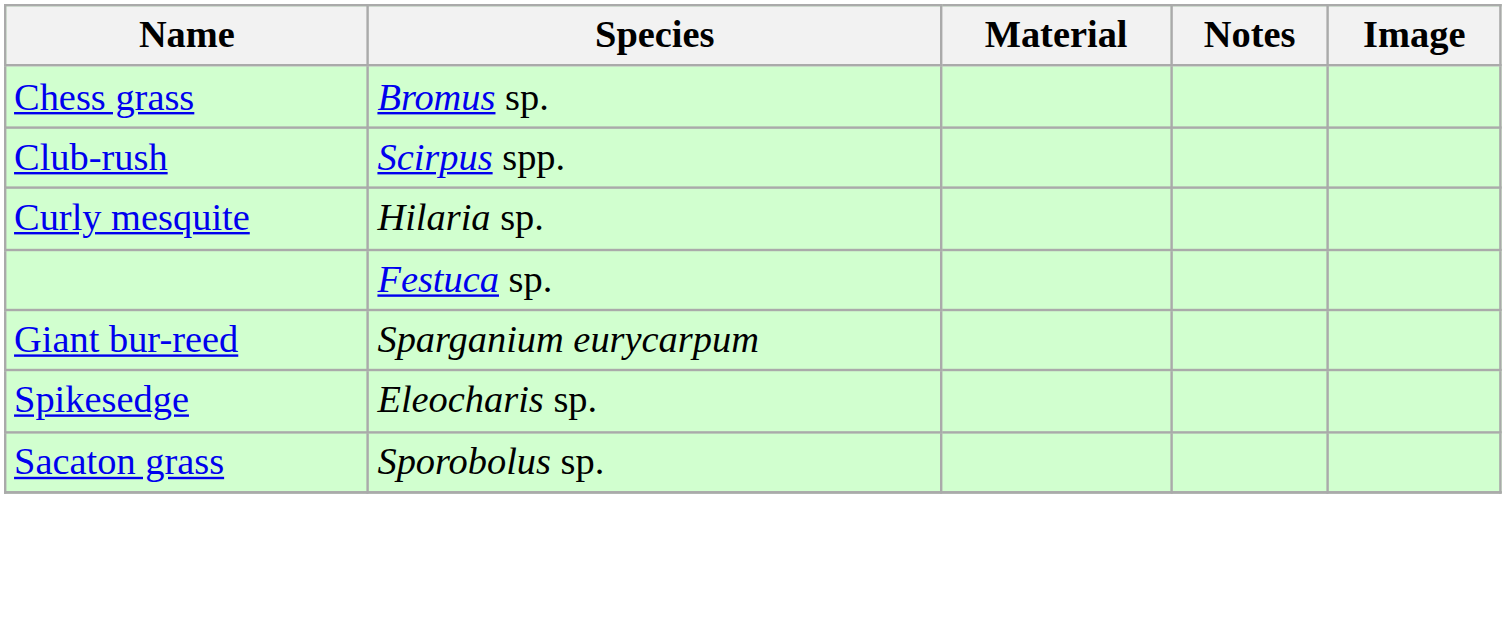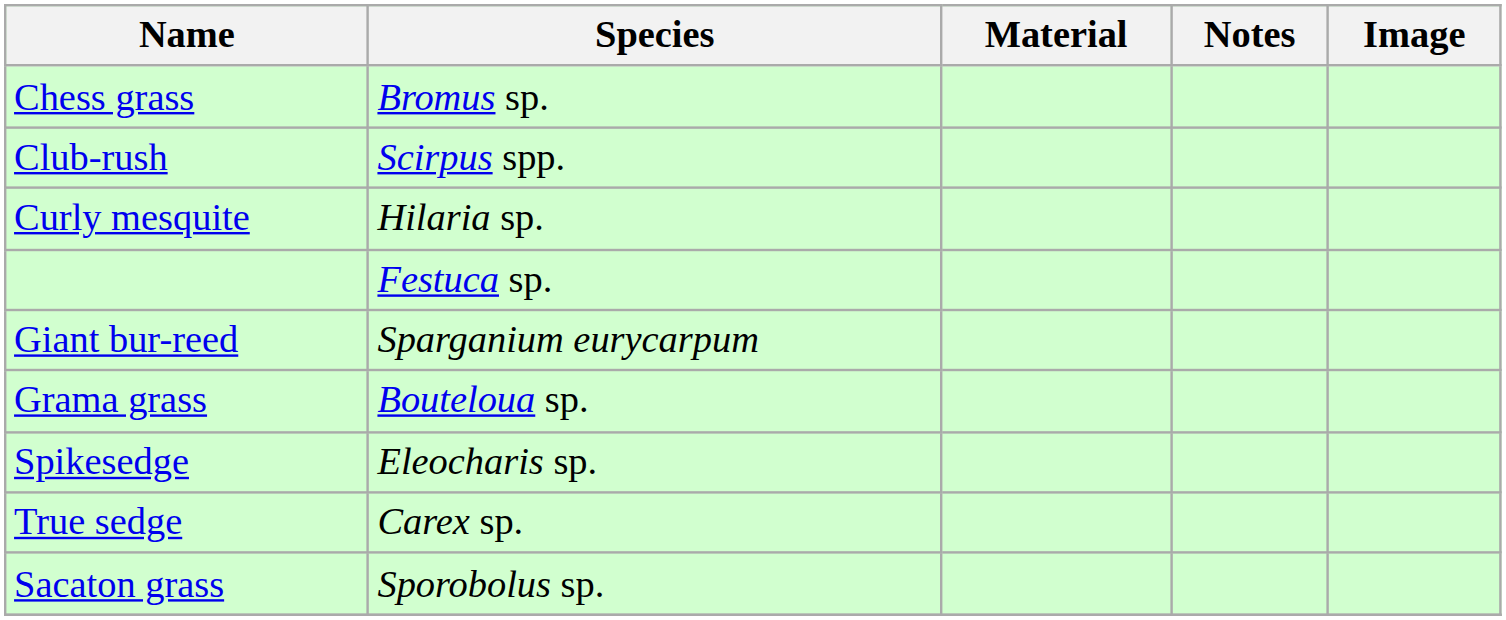+ row: (111, 400)
+ row: (98, 522)
